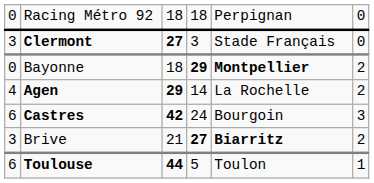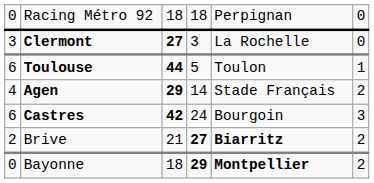(275, 42) Stade Français -> (262, 42) La Rochelle
rows swapped: (54, 67) <-> (58, 165)
(262, 91) La Rochelle -> (275, 91) Stade Français
(12, 140) 3 -> (12, 140) 2
